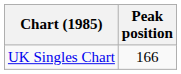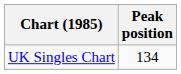(147, 57) 166 -> (147, 57) 134
